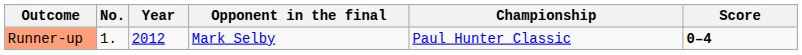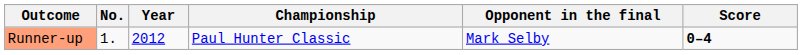columns swapped: (546, 16) <-> (299, 16)
